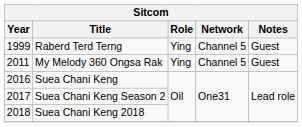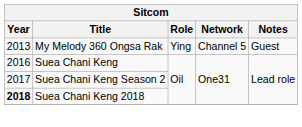- row: (79, 46)
(18, 63) 2011 -> (19, 46) 2013
(19, 113) normal -> (19, 96) bold
